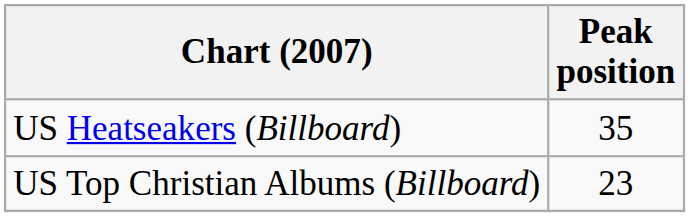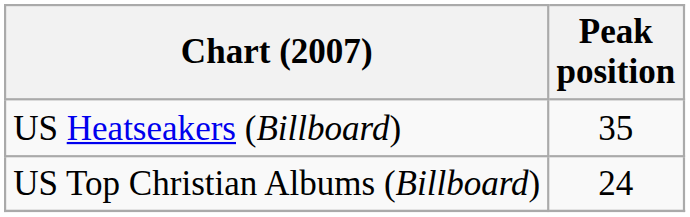(616, 182) 23 -> (616, 182) 24
